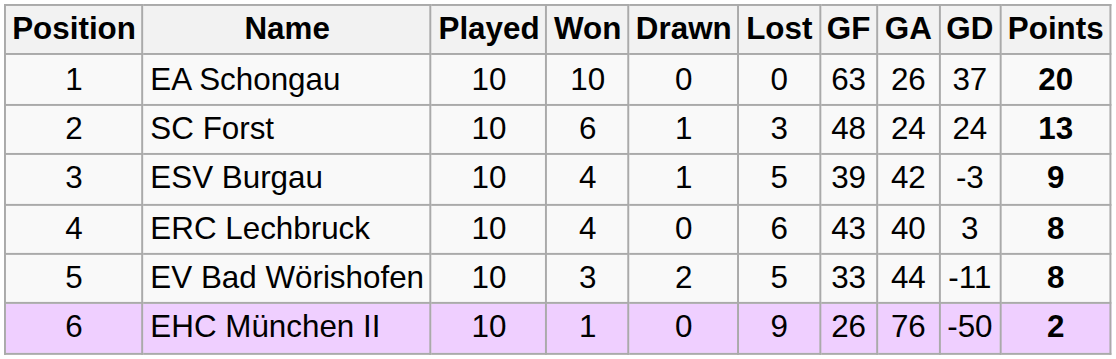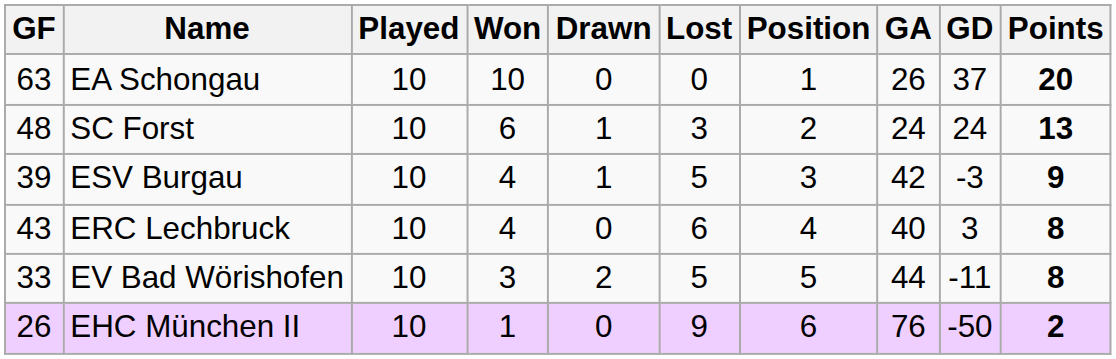columns swapped: (74, 29) <-> (849, 29)
